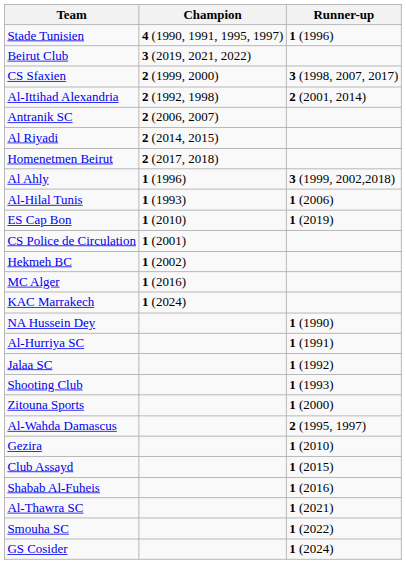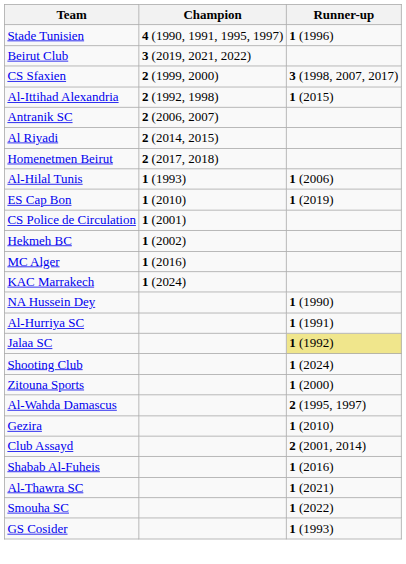(328, 96) 2 (2001, 2014) -> (311, 96) 1 (2015)
- row: (28, 179)
(311, 364) no background -> (311, 343) khaki background
(311, 384) 1 (1993) -> (311, 364) 1 (2024)
(311, 466) 1 (2015) -> (328, 446) 2 (2001, 2014)
(311, 549) 1 (2024) -> (311, 528) 1 (1993)
